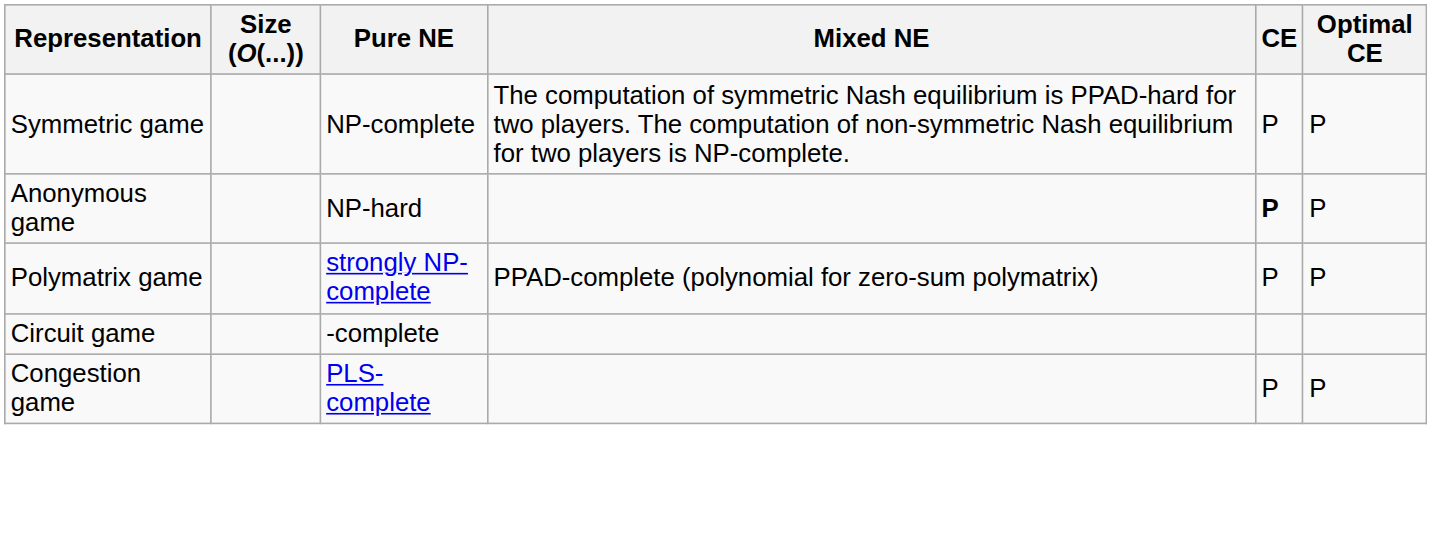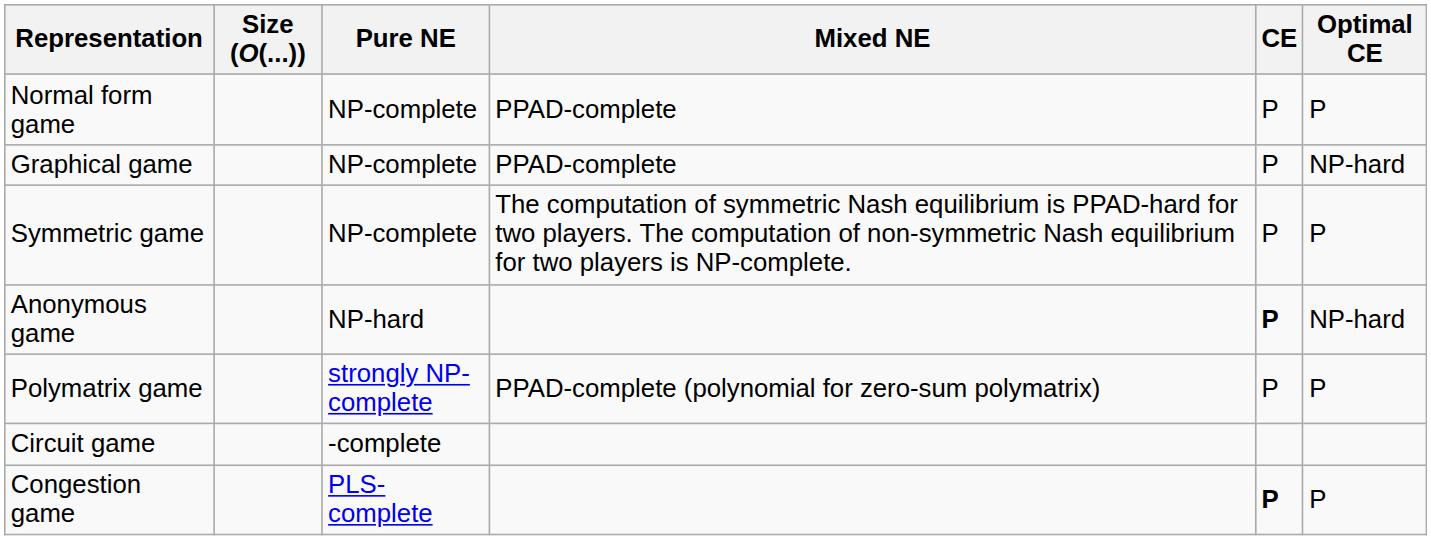+ row: (82, 109)
+ row: (102, 164)
(1318, 208) P -> (1357, 318) NP-hard
(1270, 388) normal -> (1270, 499) bold
